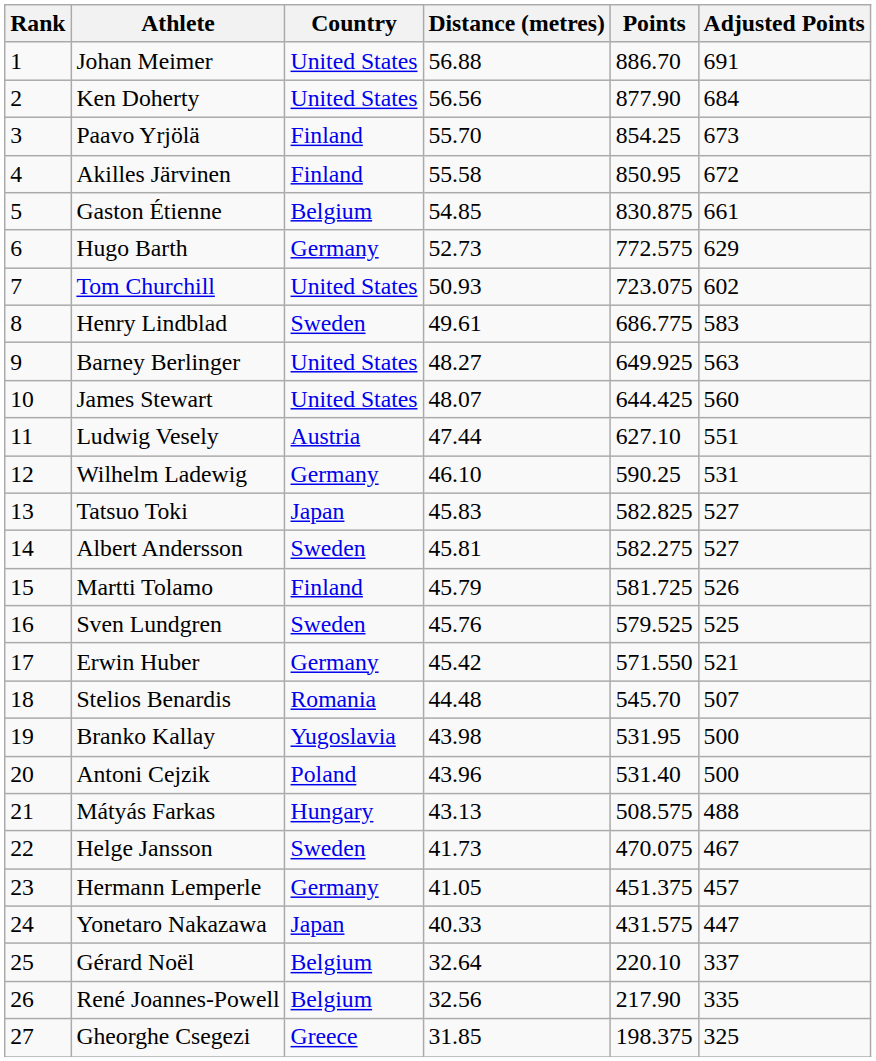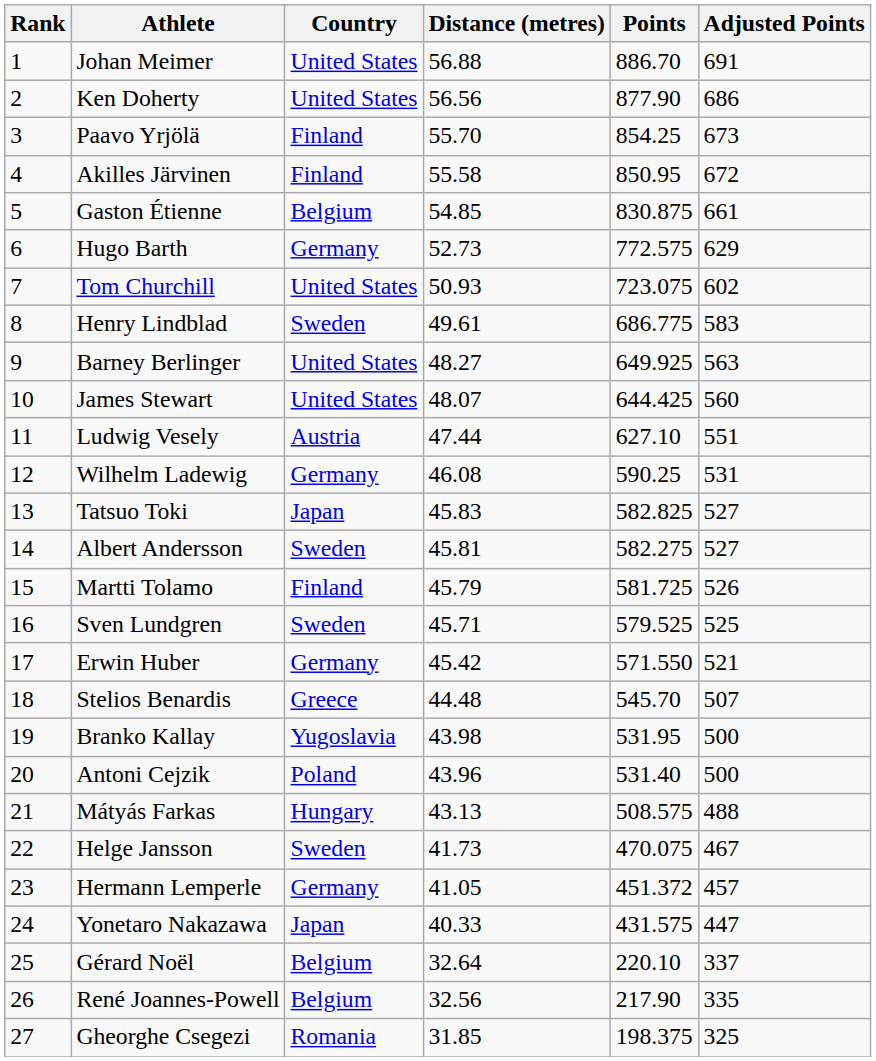(721, 98) 684 -> (721, 98) 686
(455, 473) 46.10 -> (455, 473) 46.08
(455, 624) 45.76 -> (455, 624) 45.71
(333, 699) Romania -> (324, 699) Greece
(654, 887) 451.375 -> (654, 887) 451.372
(324, 1037) Greece -> (333, 1037) Romania
